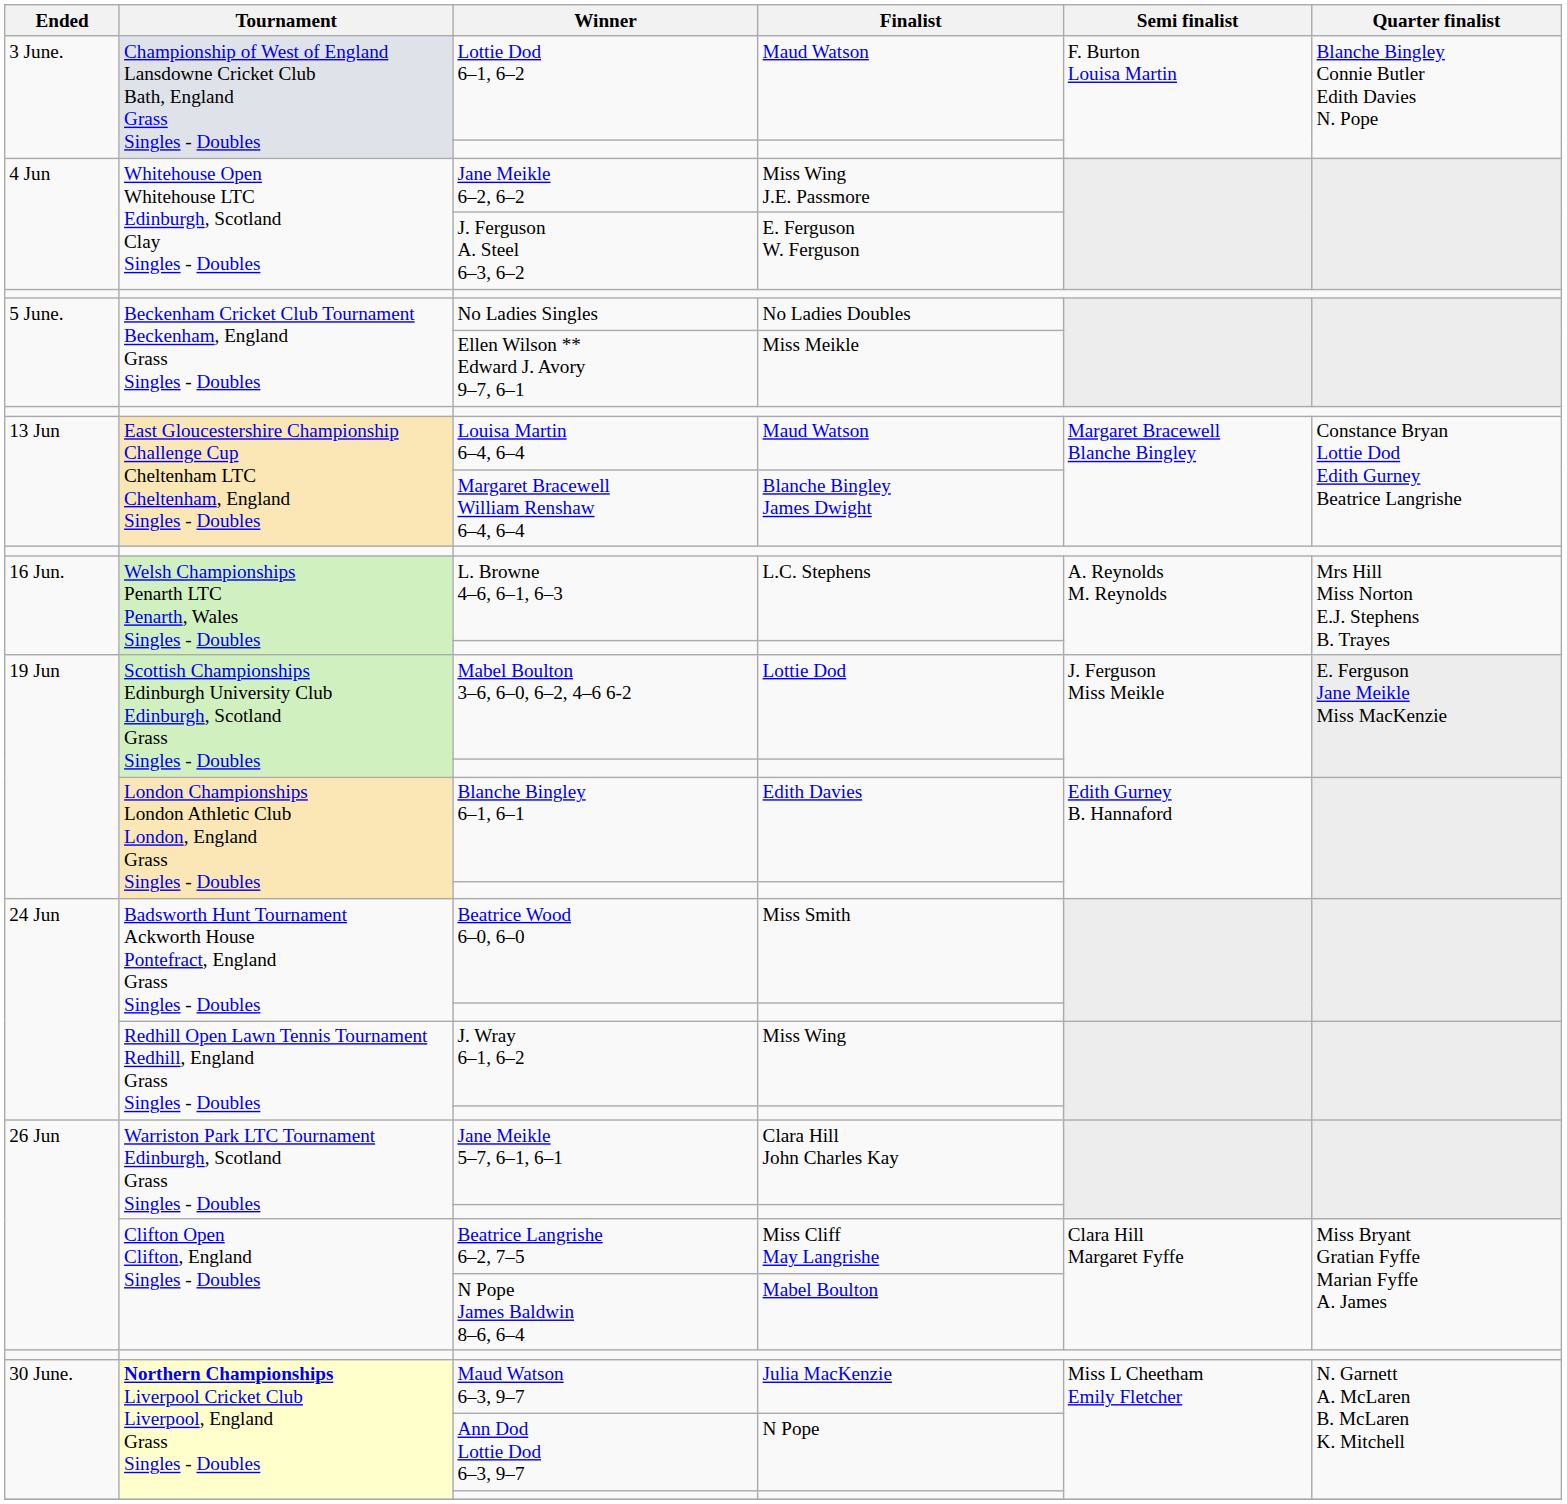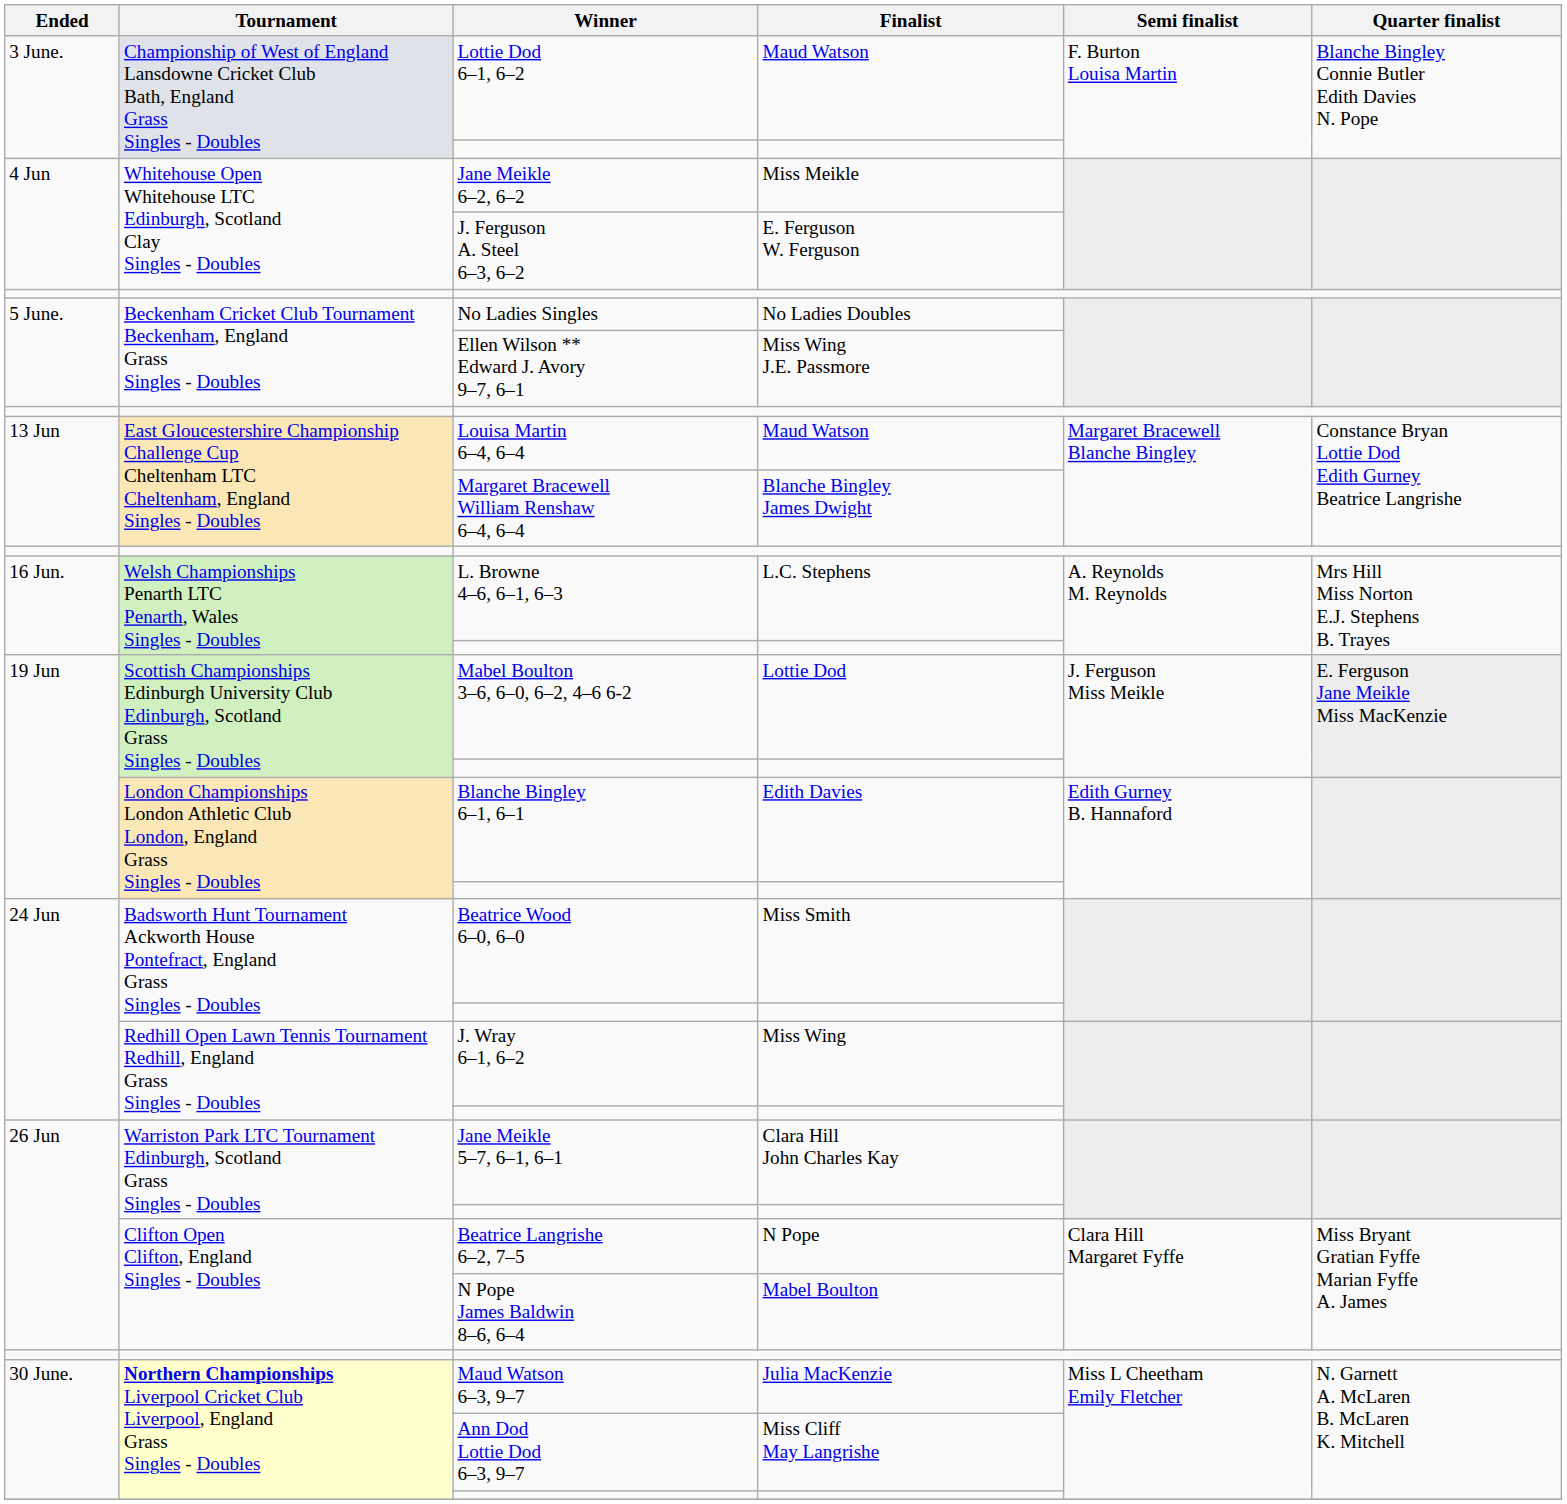(816, 184) Miss Wing J.E. Passmore -> (811, 173) Miss Meikle
(811, 345) Miss Meikle -> (816, 356) Miss Wing J.E. Passmore
(821, 1245) Miss Cliff May Langrishe -> (791, 1234) N Pope
(791, 1428) N Pope -> (821, 1440) Miss Cliff May Langrishe
